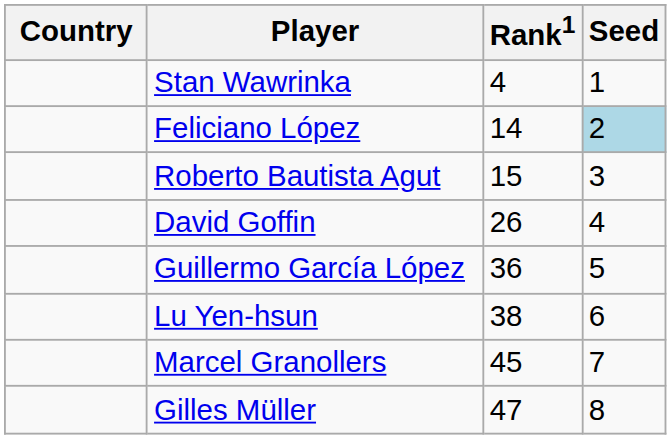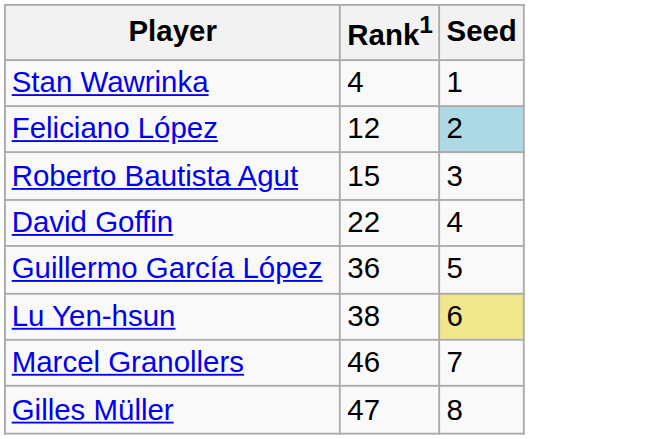- column: (76, 31)
(506, 129) 14 -> (364, 129) 12
(506, 222) 26 -> (364, 222) 22
(597, 315) no background -> (455, 315) khaki background
(506, 362) 45 -> (364, 362) 46
